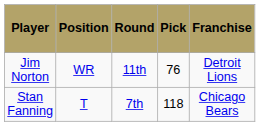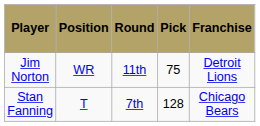(173, 70) 76 -> (173, 70) 75
(173, 104) 118 -> (173, 104) 128
